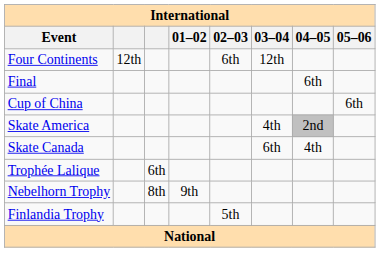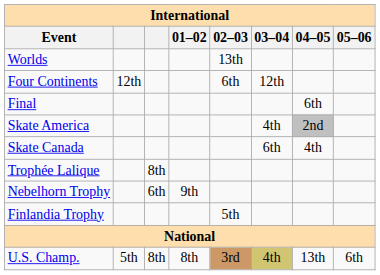+ row: (28, 59)
- row: (45, 103)
(157, 170) 6th -> (157, 170) 8th
(157, 192) 8th -> (157, 192) 6th
+ row: (44, 258)
